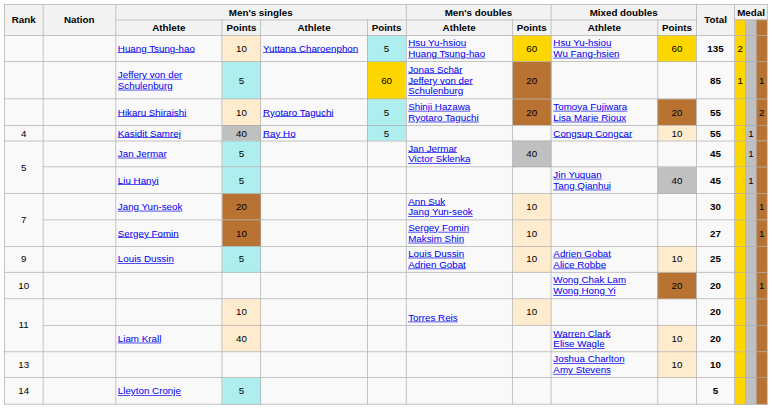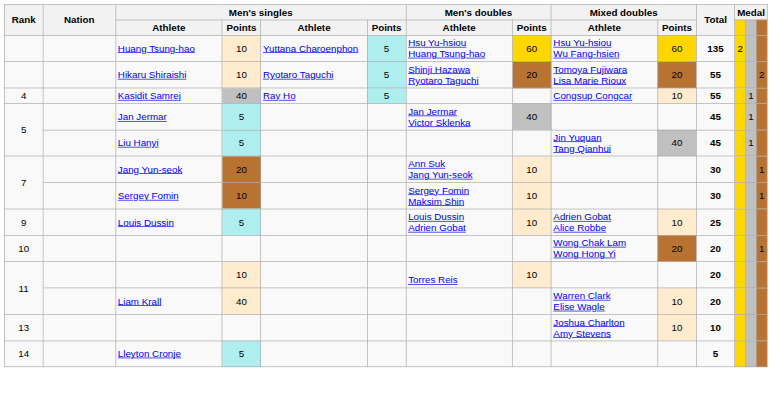- row: (24, 81)
(716, 233) 27 -> (716, 196) 30
